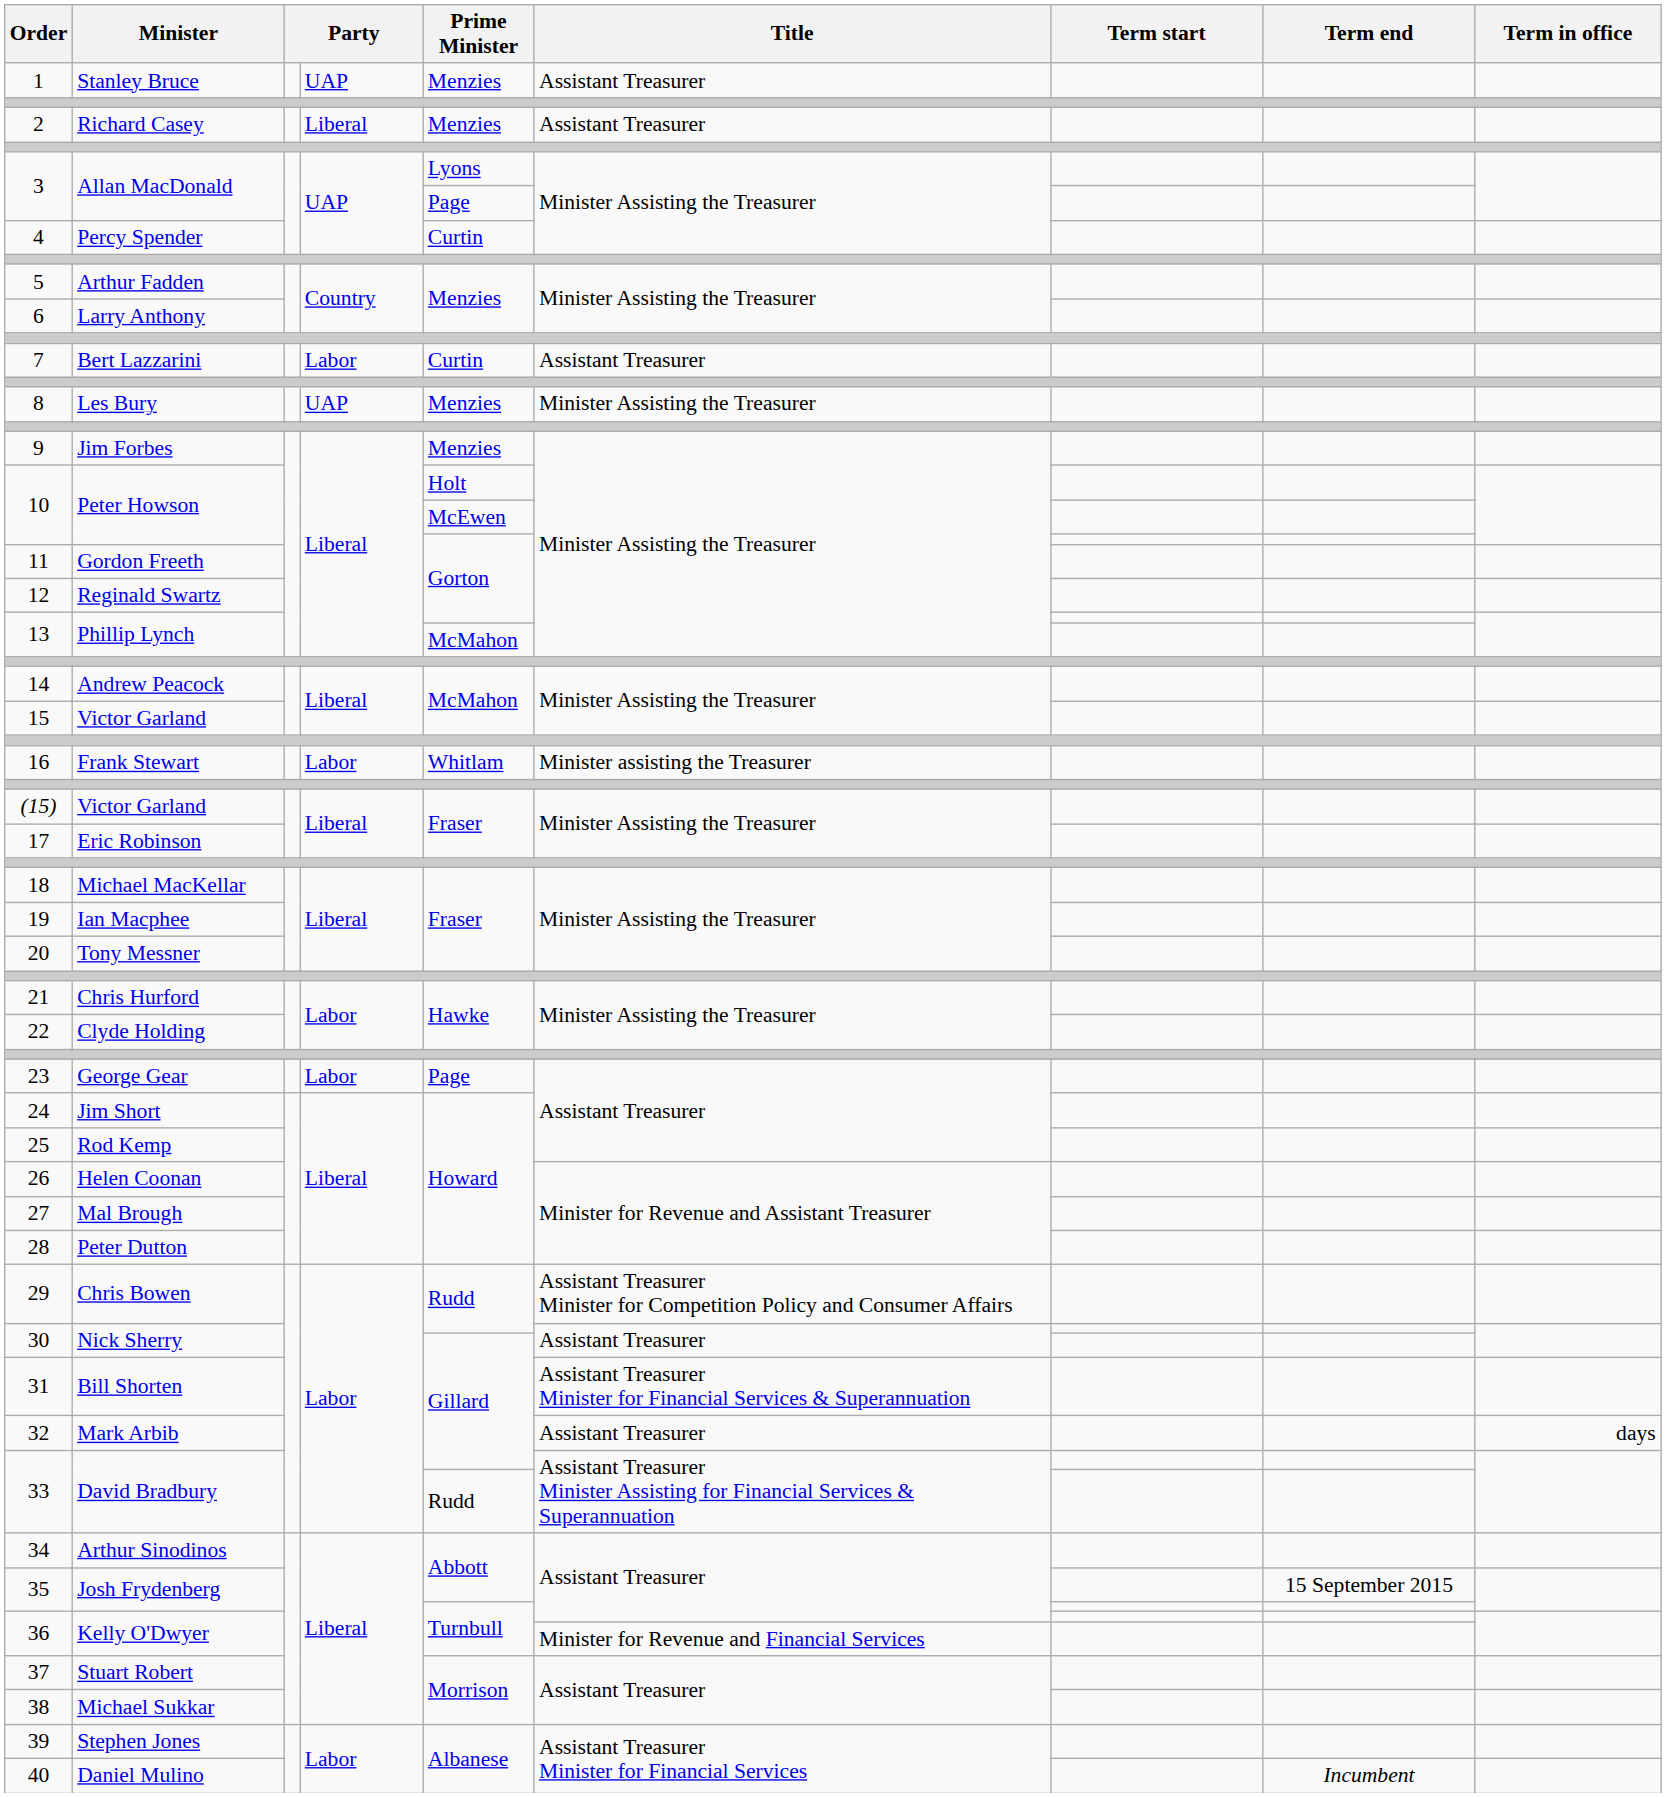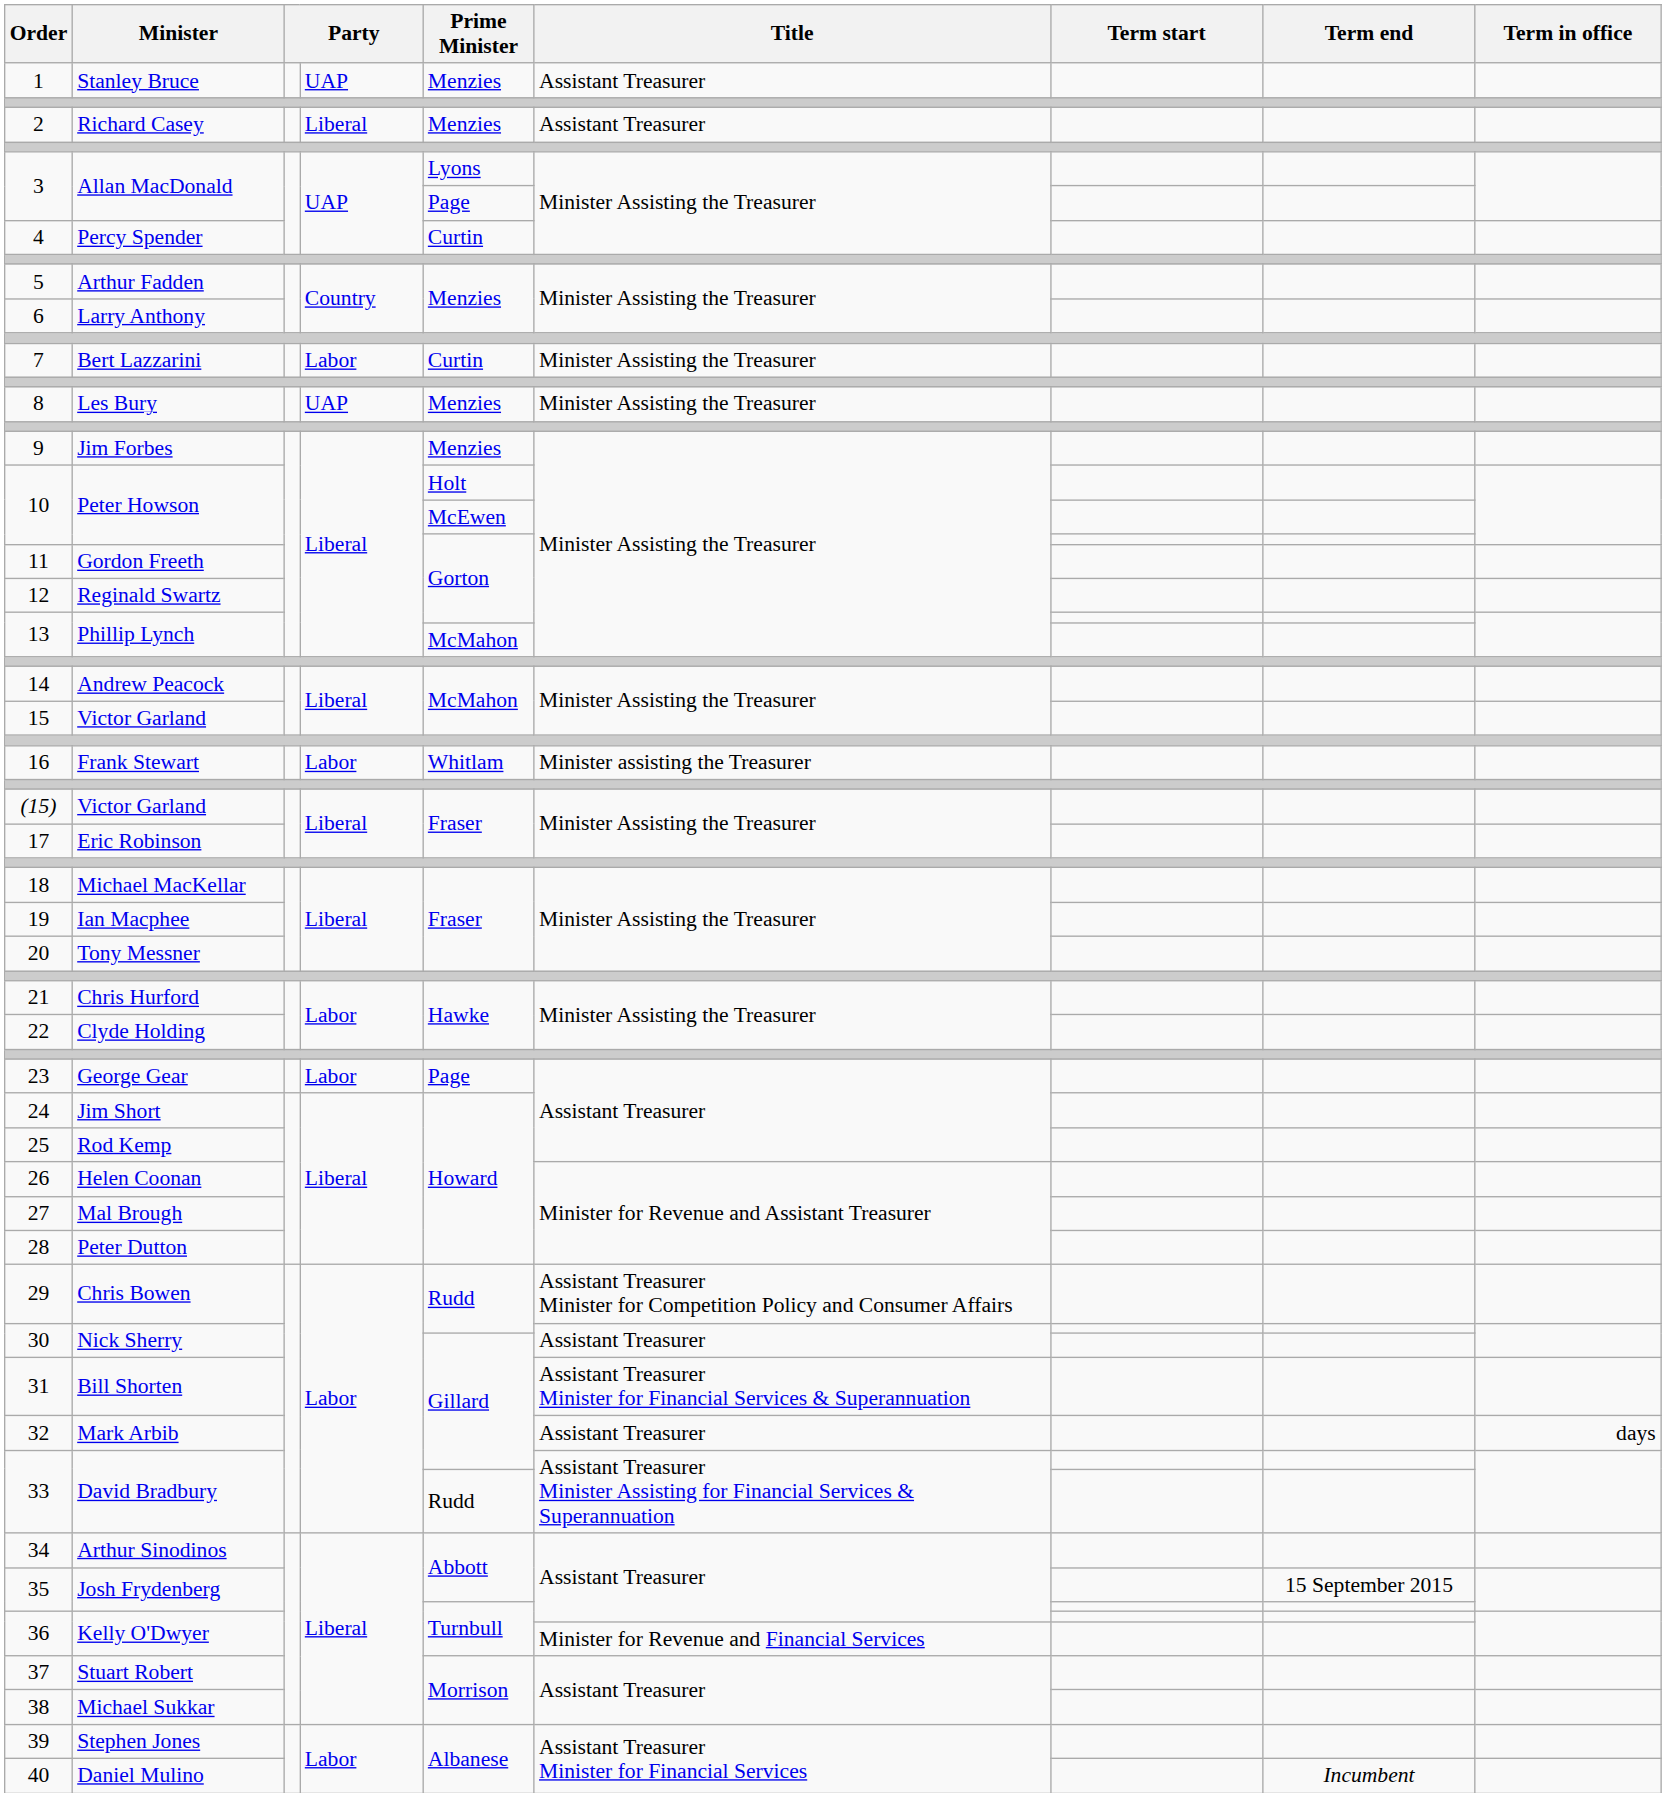(622, 359) Assistant Treasurer -> (677, 359) Minister Assisting the Treasurer
